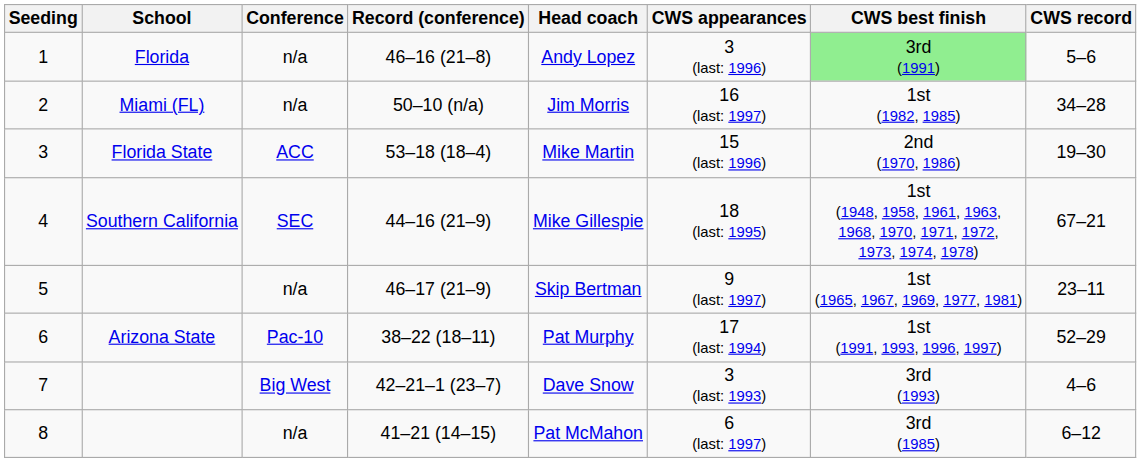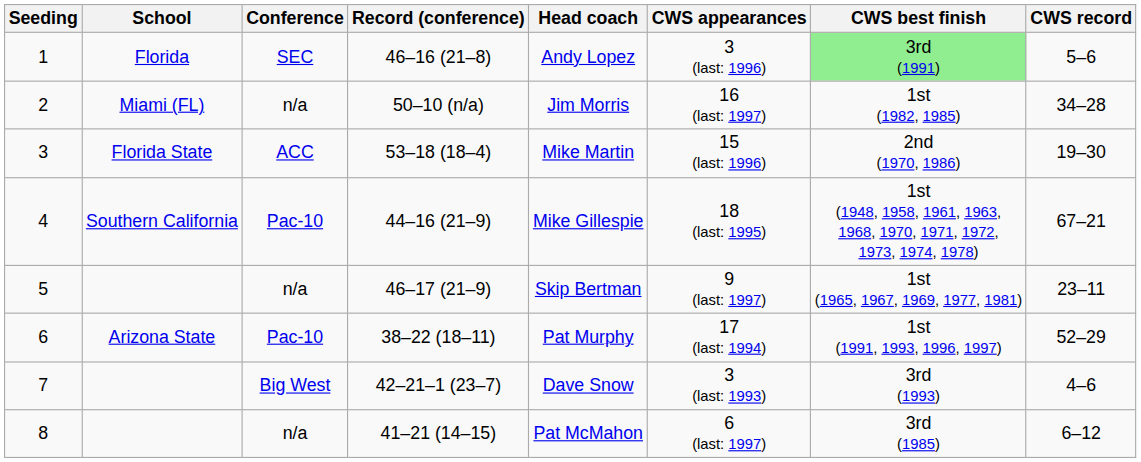(295, 56) n/a -> (295, 56) SEC
(295, 221) SEC -> (295, 221) Pac-10
